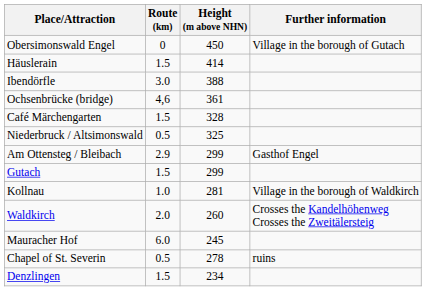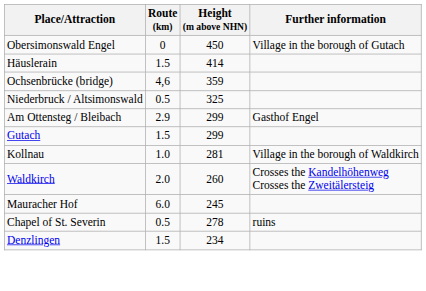- row: (31, 81)
(215, 99) 361 -> (215, 81) 359
- row: (54, 117)
